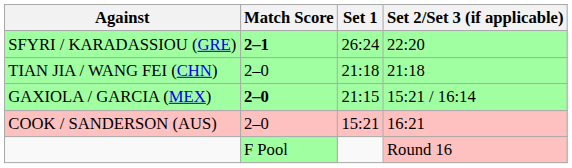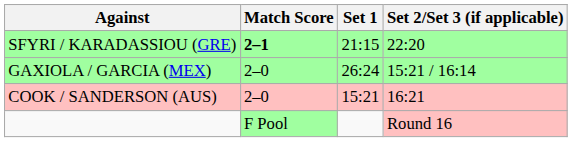(360, 44) 26:24 -> (360, 44) 21:15
- row: (113, 70)
(256, 96) bold -> (256, 70) normal
(360, 96) 21:15 -> (360, 70) 26:24
